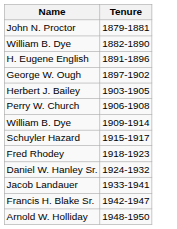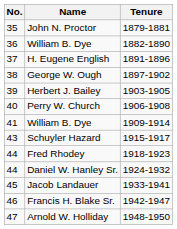+ column: (15, 12)
